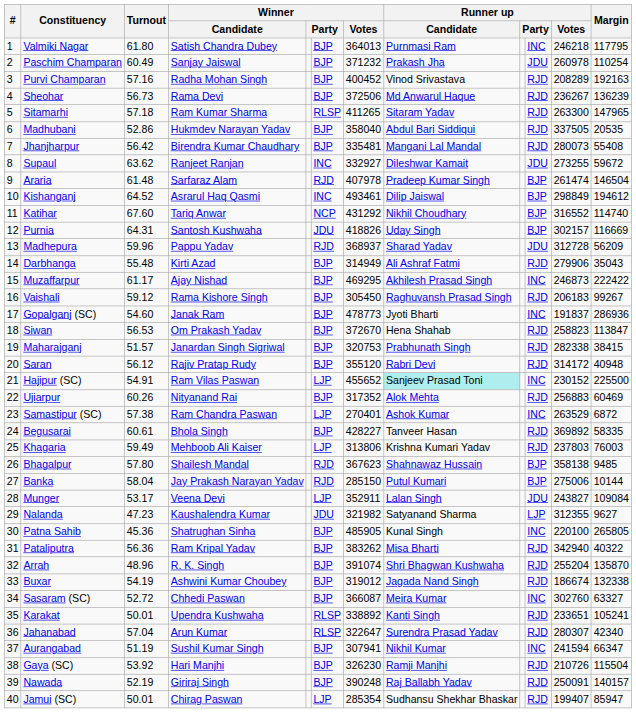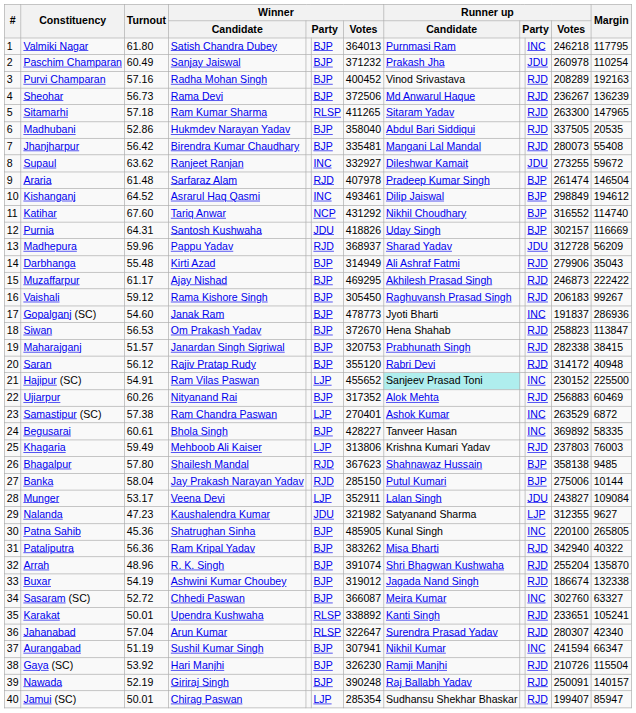(536, 280) INC -> (538, 280) RJD
(538, 431) RJD -> (536, 431) INC
